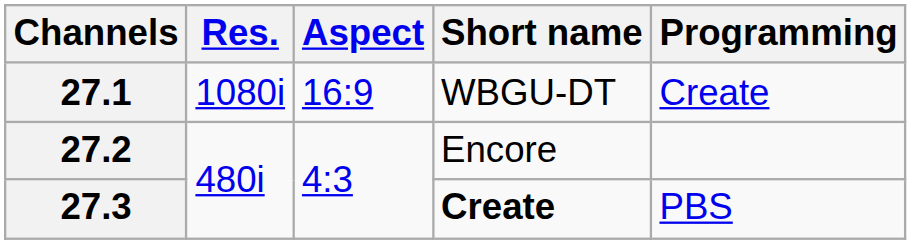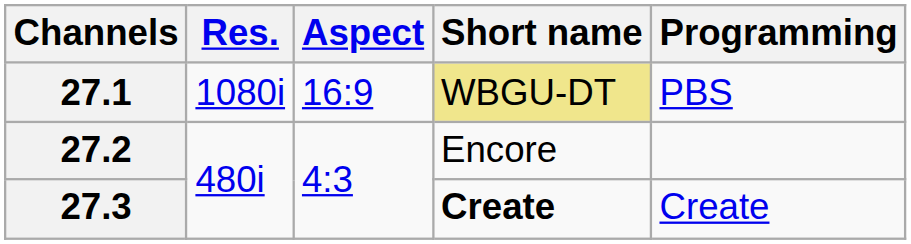(529, 91) no background -> (529, 91) khaki background
(714, 91) Create -> (696, 91) PBS
(696, 207) PBS -> (714, 207) Create
